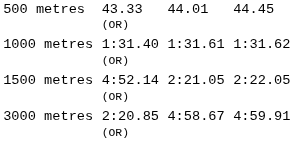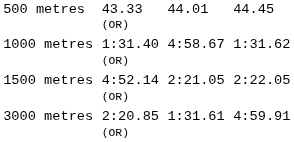(196, 45) 1:31.61 -> (196, 45) 4:58.67
(196, 116) 4:58.67 -> (196, 116) 1:31.61
